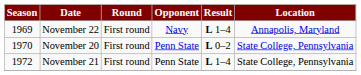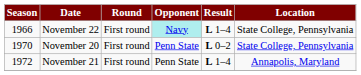(22, 29) 1969 -> (22, 29) 1966
(177, 29) no background -> (177, 29) paleturquoise background
(295, 29) Annapolis, Maryland -> (295, 29) State College, Pennsylvania
(295, 62) State College, Pennsylvania -> (295, 62) Annapolis, Maryland
